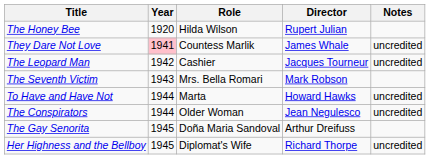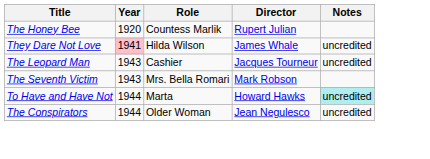(208, 30) Hilda Wilson -> (184, 30) Countess Marlik
(217, 46) Countess Marlik -> (175, 46) Hilda Wilson
(162, 63) 1942 -> (129, 63) 1943
(398, 96) no background -> (347, 96) paleturquoise background
- row: (48, 129)
- row: (76, 146)
